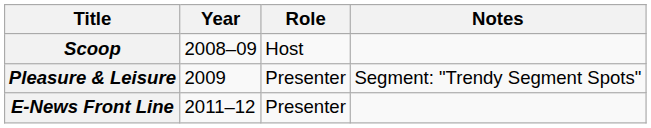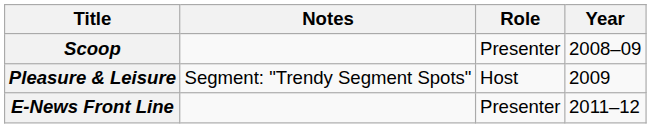columns swapped: (221, 19) <-> (498, 19)
(284, 48) Host -> (520, 48) Presenter
(306, 78) Presenter -> (499, 78) Host
